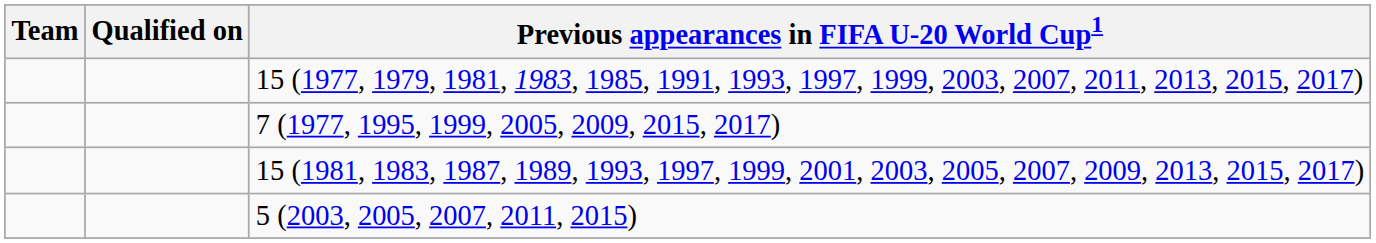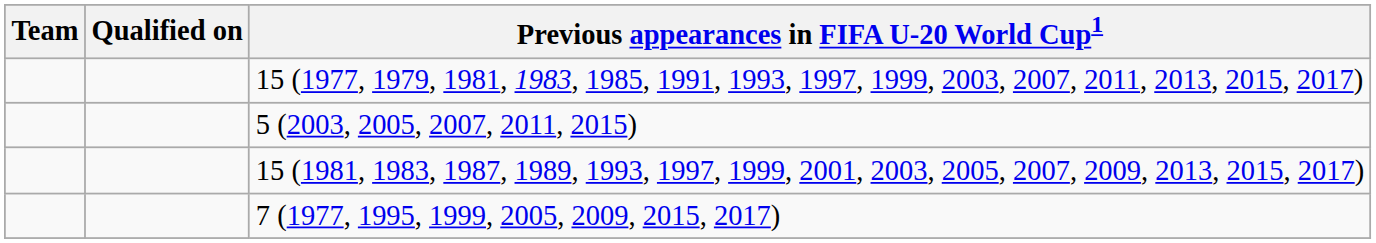rows swapped: (446, 215) <-> (518, 125)
